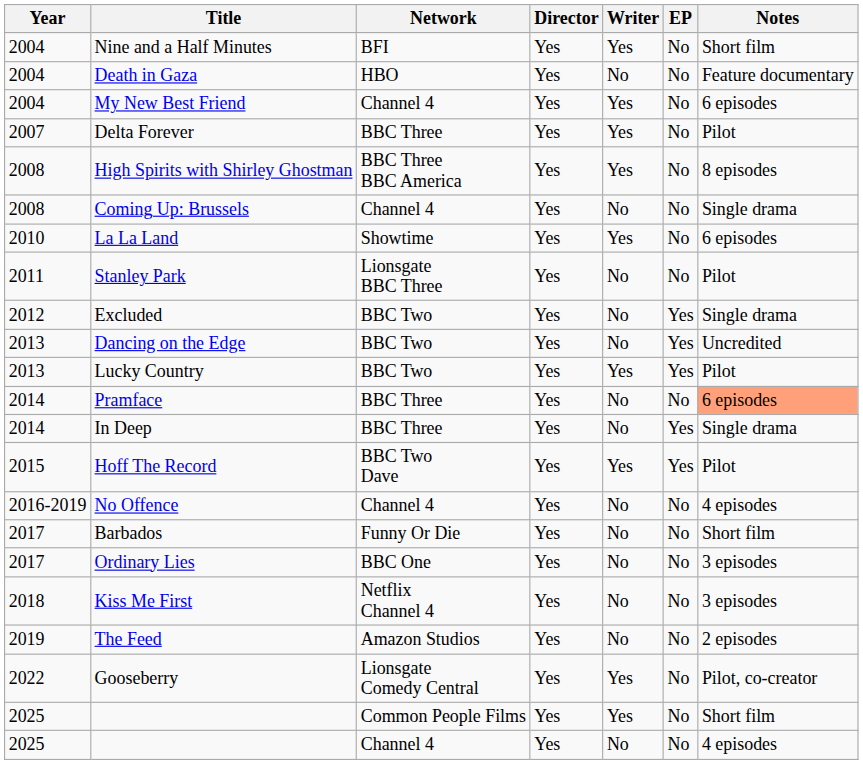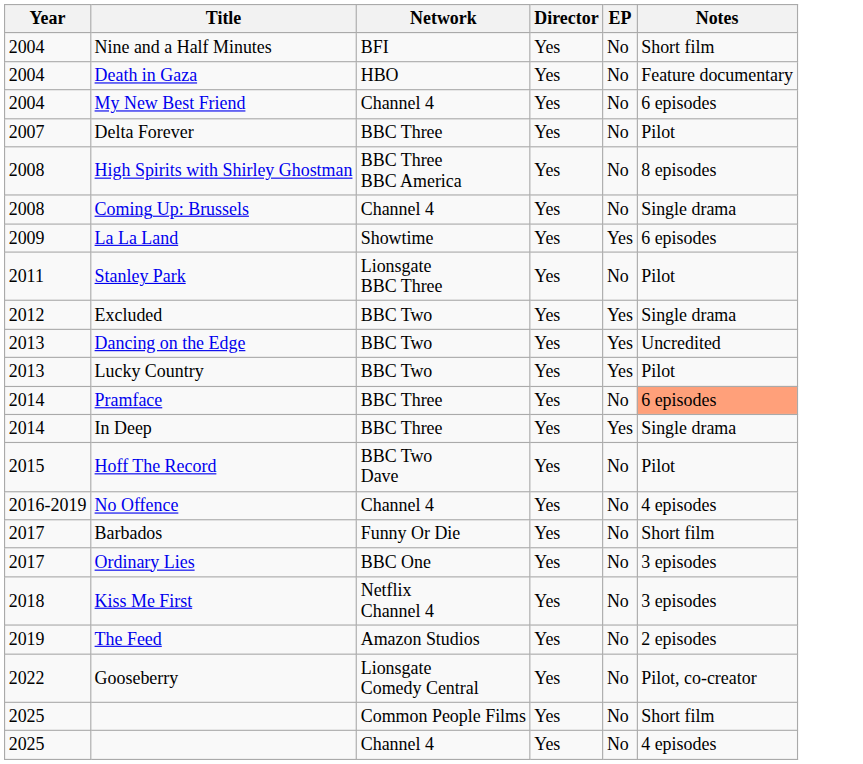- column: (633, 18)
(27, 237) 2010 -> (27, 237) 2009
(679, 237) No -> (620, 237) Yes
(681, 466) Yes -> (618, 466) No
